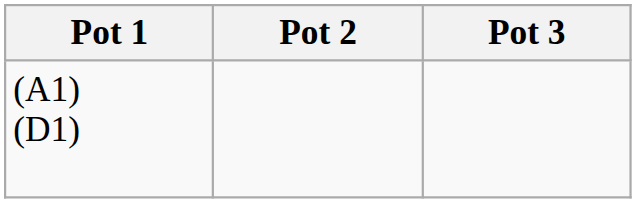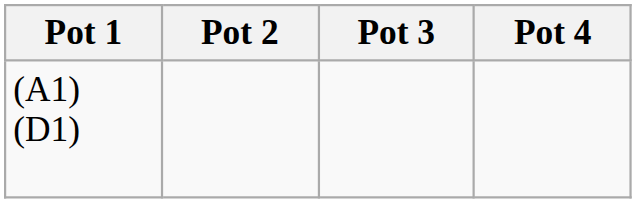+ column: (553, 32)
